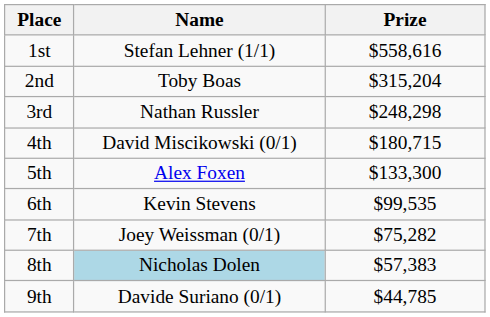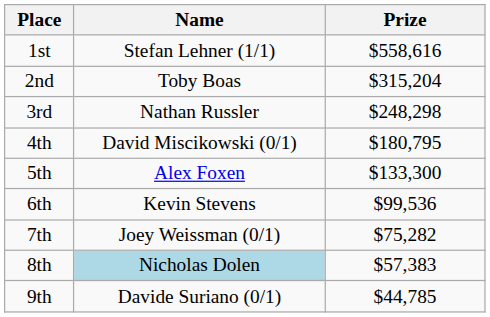(405, 142) $180,715 -> (405, 142) $180,795
(405, 204) $99,535 -> (405, 204) $99,536
